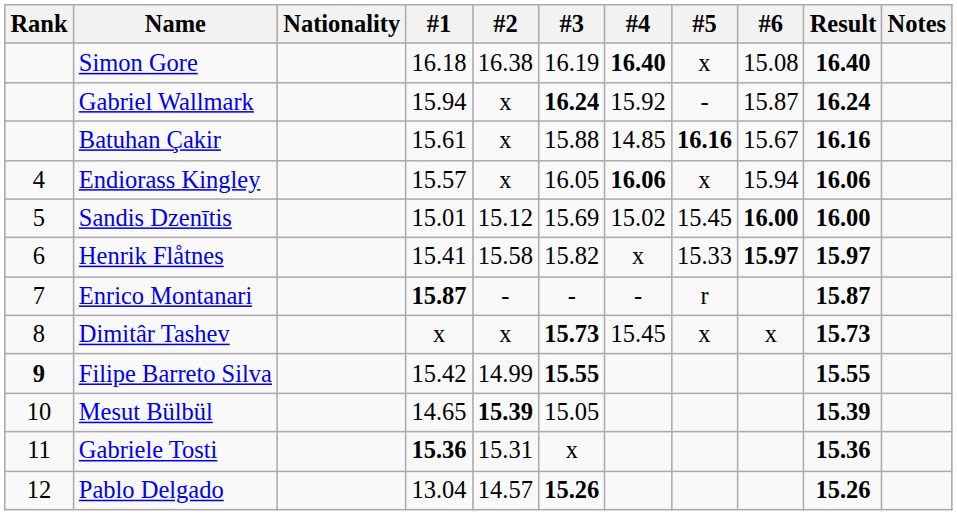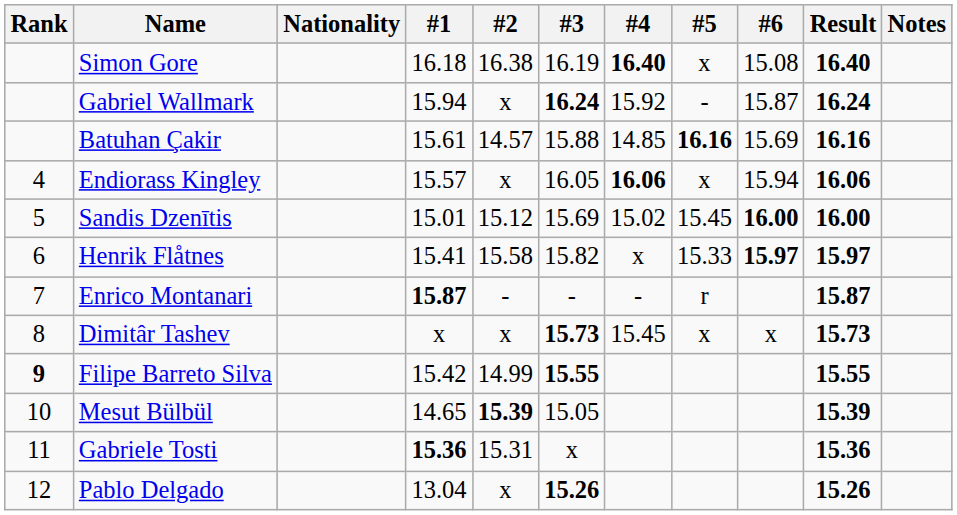(505, 140) x -> (505, 140) 14.57
(771, 140) 15.67 -> (771, 140) 15.69
(505, 489) 14.57 -> (505, 489) x
